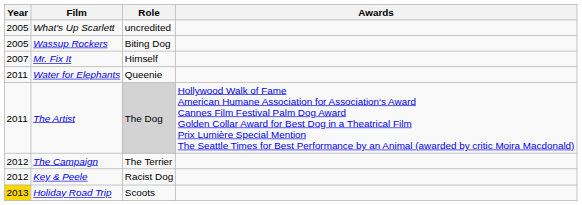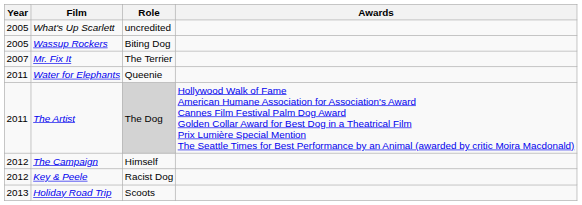(141, 59) Himself -> (149, 59) The Terrier
(149, 161) The Terrier -> (141, 161) Himself
(18, 193) gold background -> (18, 193) no background
